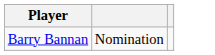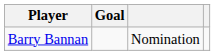+ column: (110, 15)
